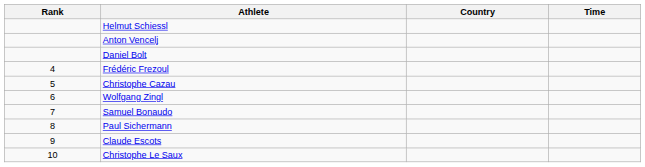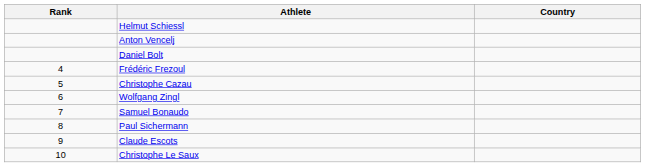- column: (595, 12)
